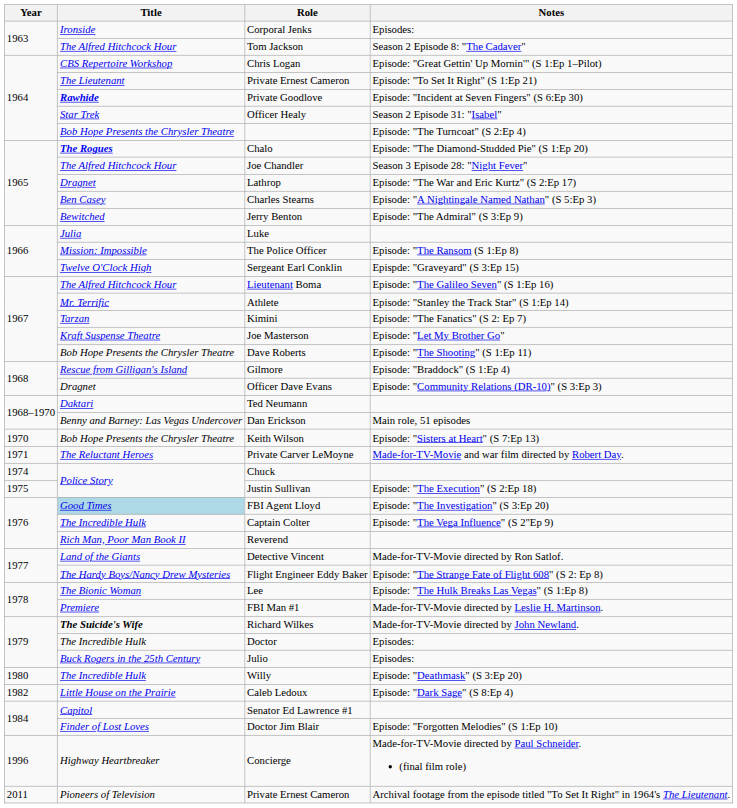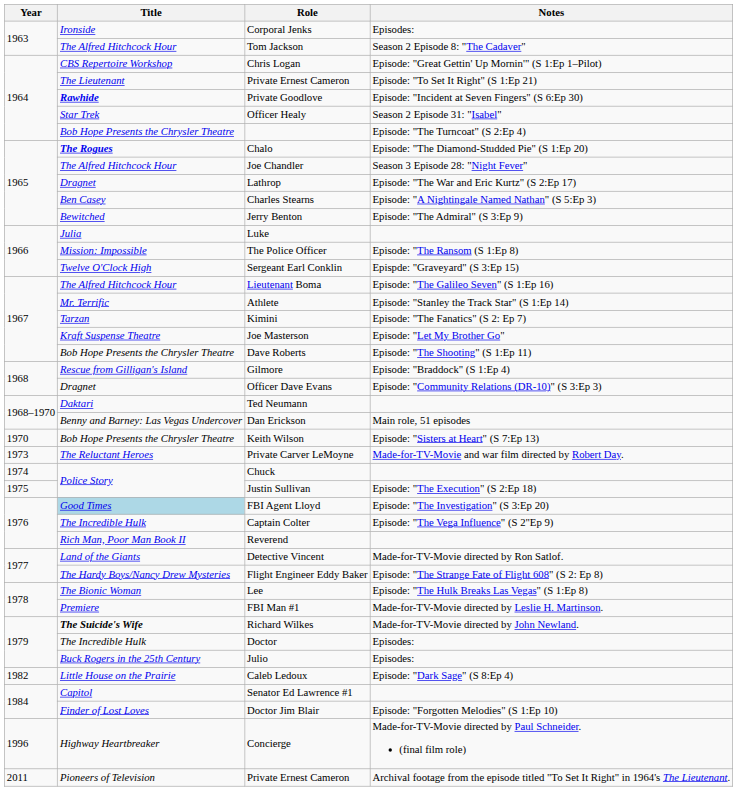(18, 455) 1971 -> (18, 455) 1973
- row: (259, 676)
